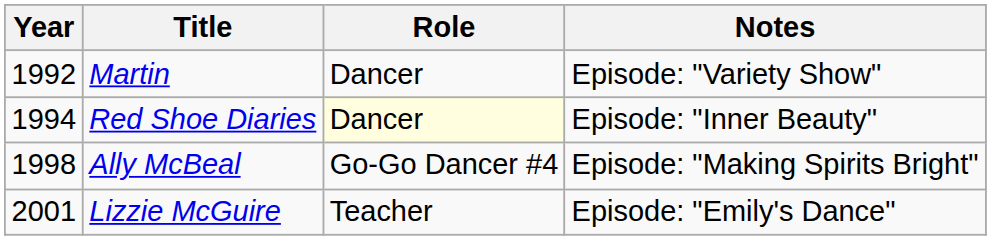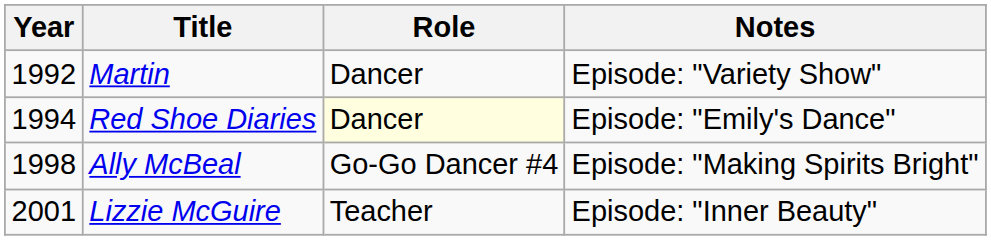(724, 119) Episode: "Inner Beauty" -> (734, 119) Episode: "Emily's Dance"
(734, 211) Episode: "Emily's Dance" -> (724, 211) Episode: "Inner Beauty"
